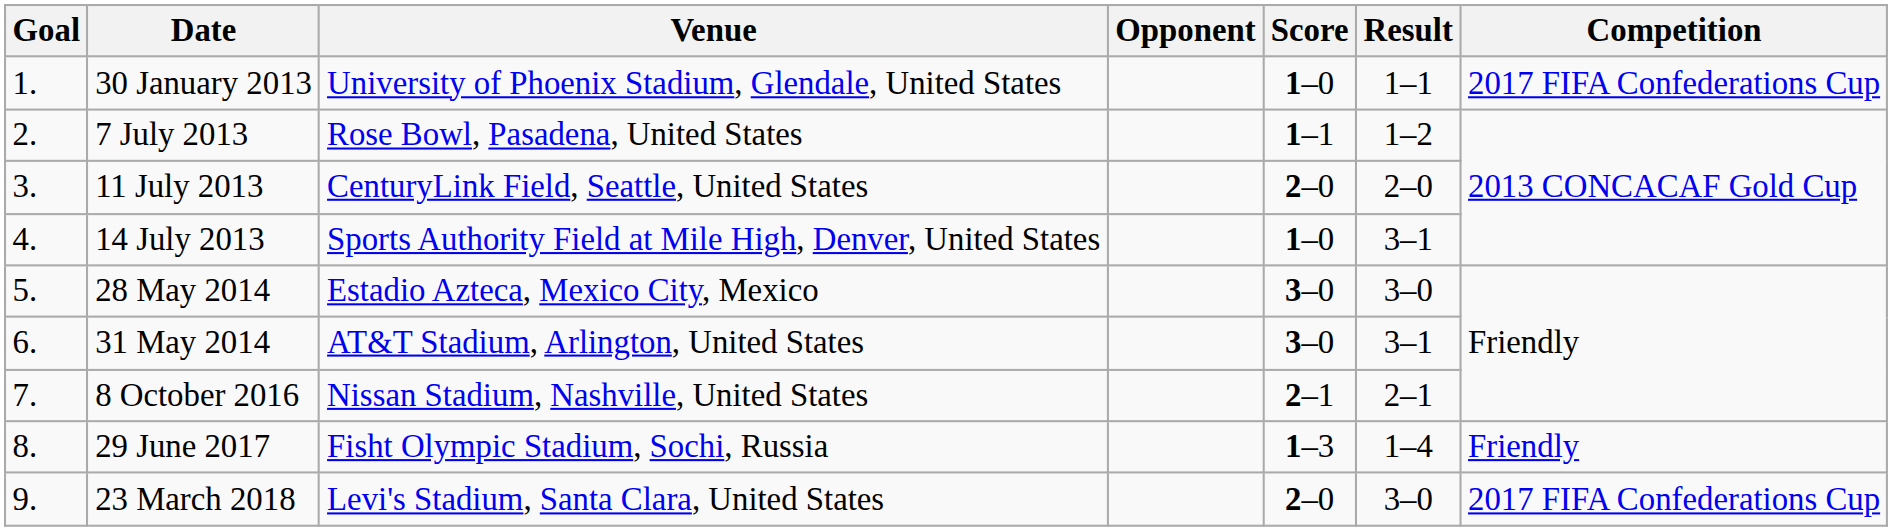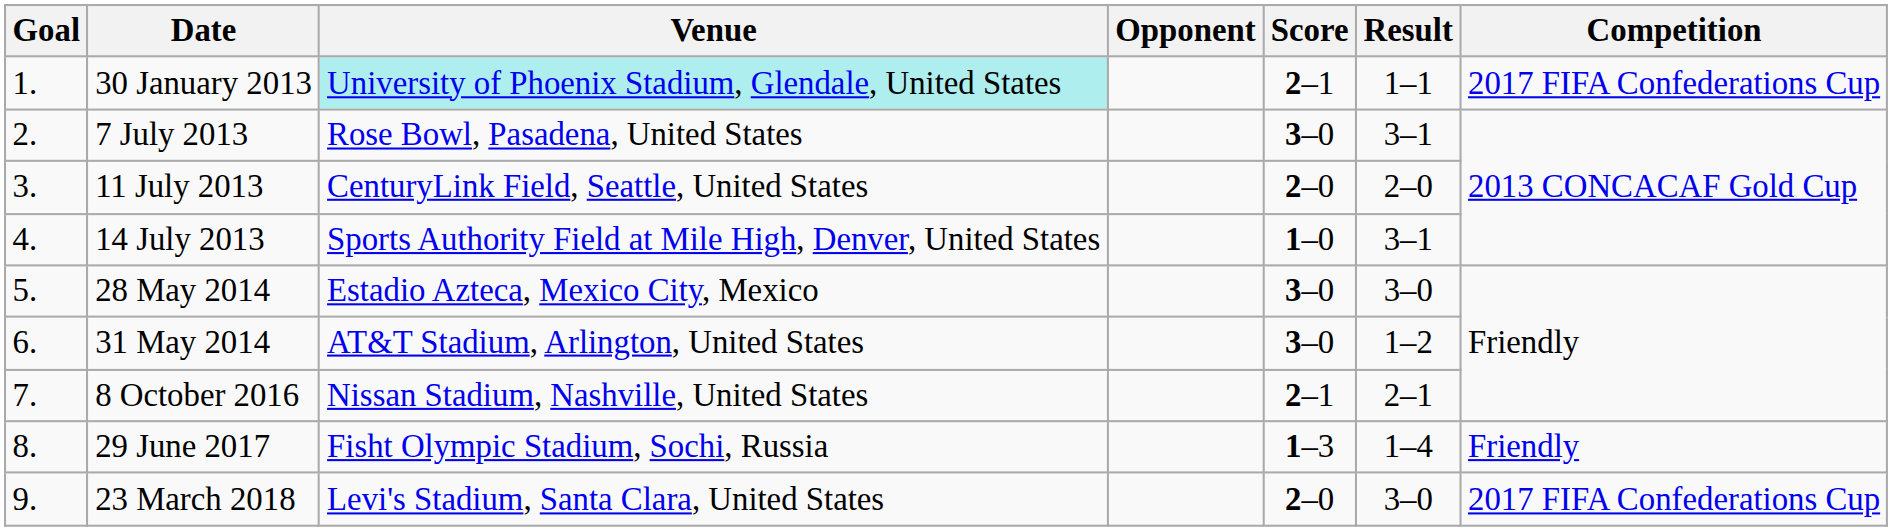(694, 82) no background -> (694, 82) paleturquoise background
(1310, 82) 1–0 -> (1310, 82) 2–1
(1310, 134) 1–1 -> (1310, 134) 3–0
(1408, 134) 1–2 -> (1408, 134) 3–1
(1408, 342) 3–1 -> (1408, 342) 1–2
